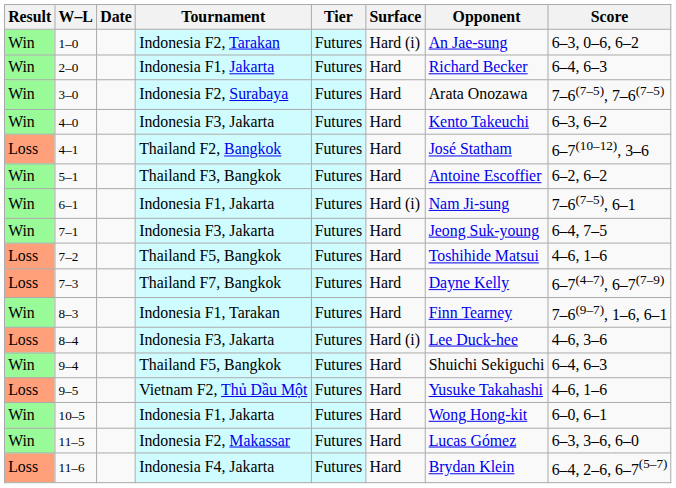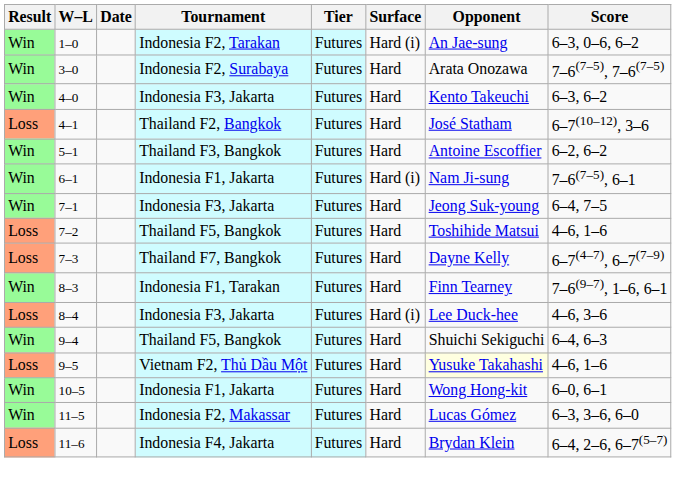- row: (68, 68)
(486, 390) no background -> (486, 365) lightyellow background
